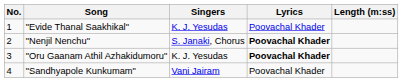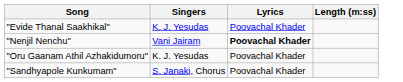- column: (14, 12)
(208, 41) S. Janaki, Chorus -> (176, 41) Vani Jairam
(289, 56) bold -> (268, 56) normal
(196, 71) Vani Jairam -> (189, 71) S. Janaki, Chorus
